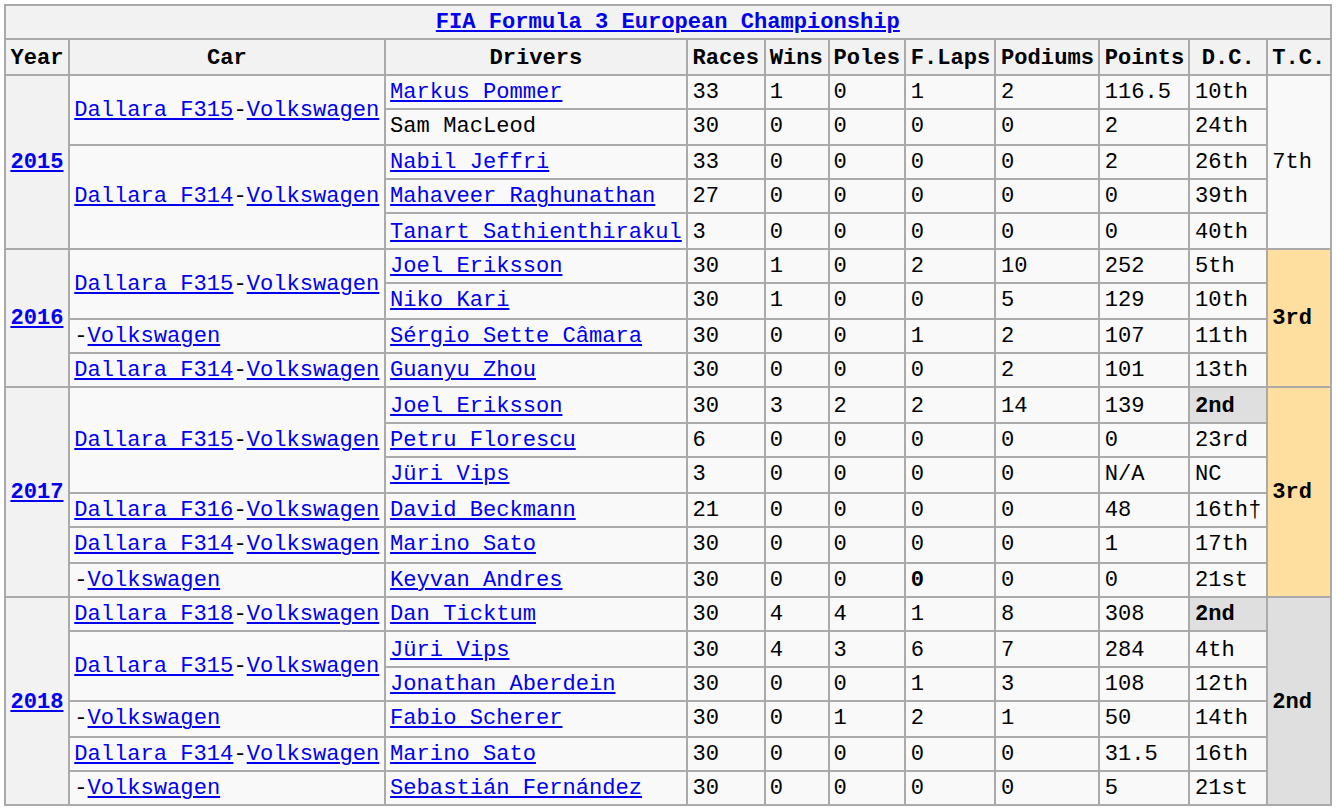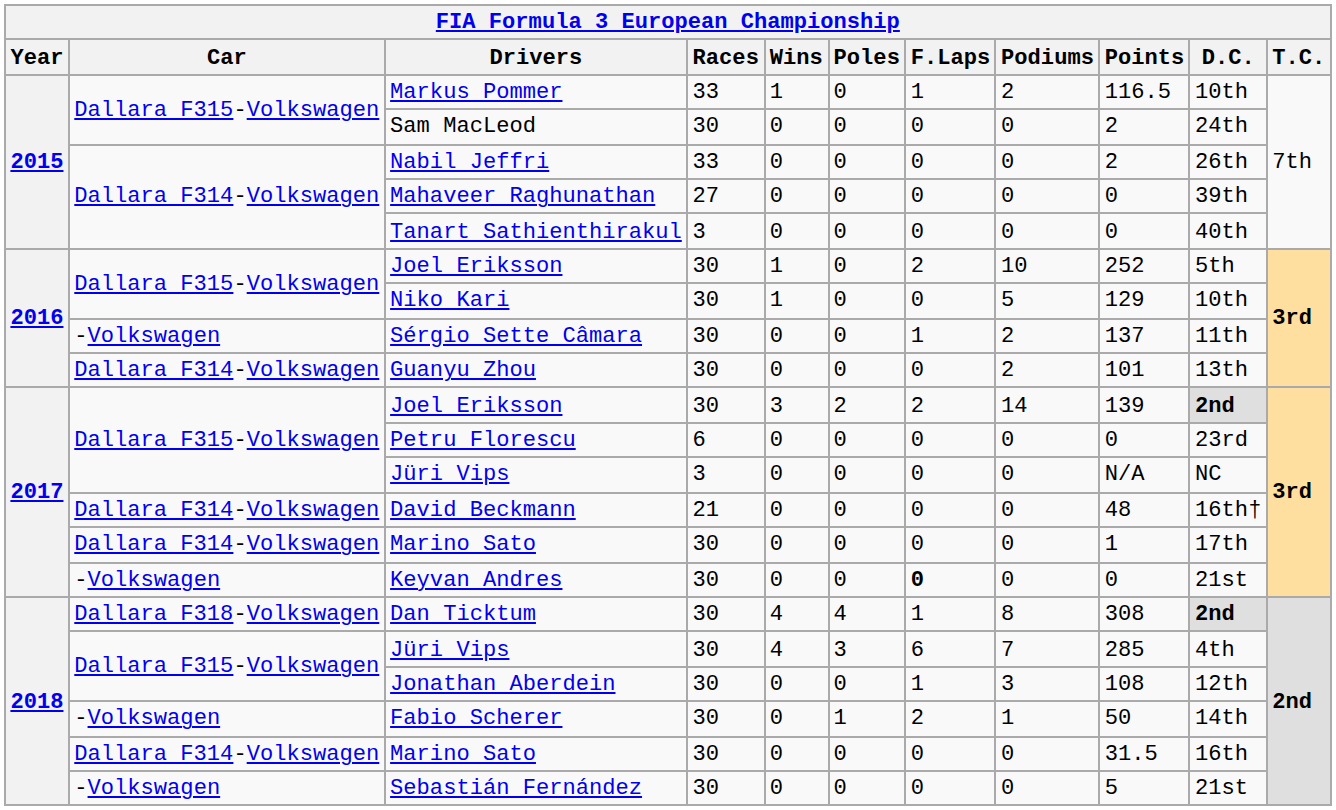(1125, 336) 107 -> (1125, 336) 137
(227, 510) Dallara F316-Volkswagen -> (227, 510) Dallara F314-Volkswagen
(1125, 649) 284 -> (1125, 649) 285
